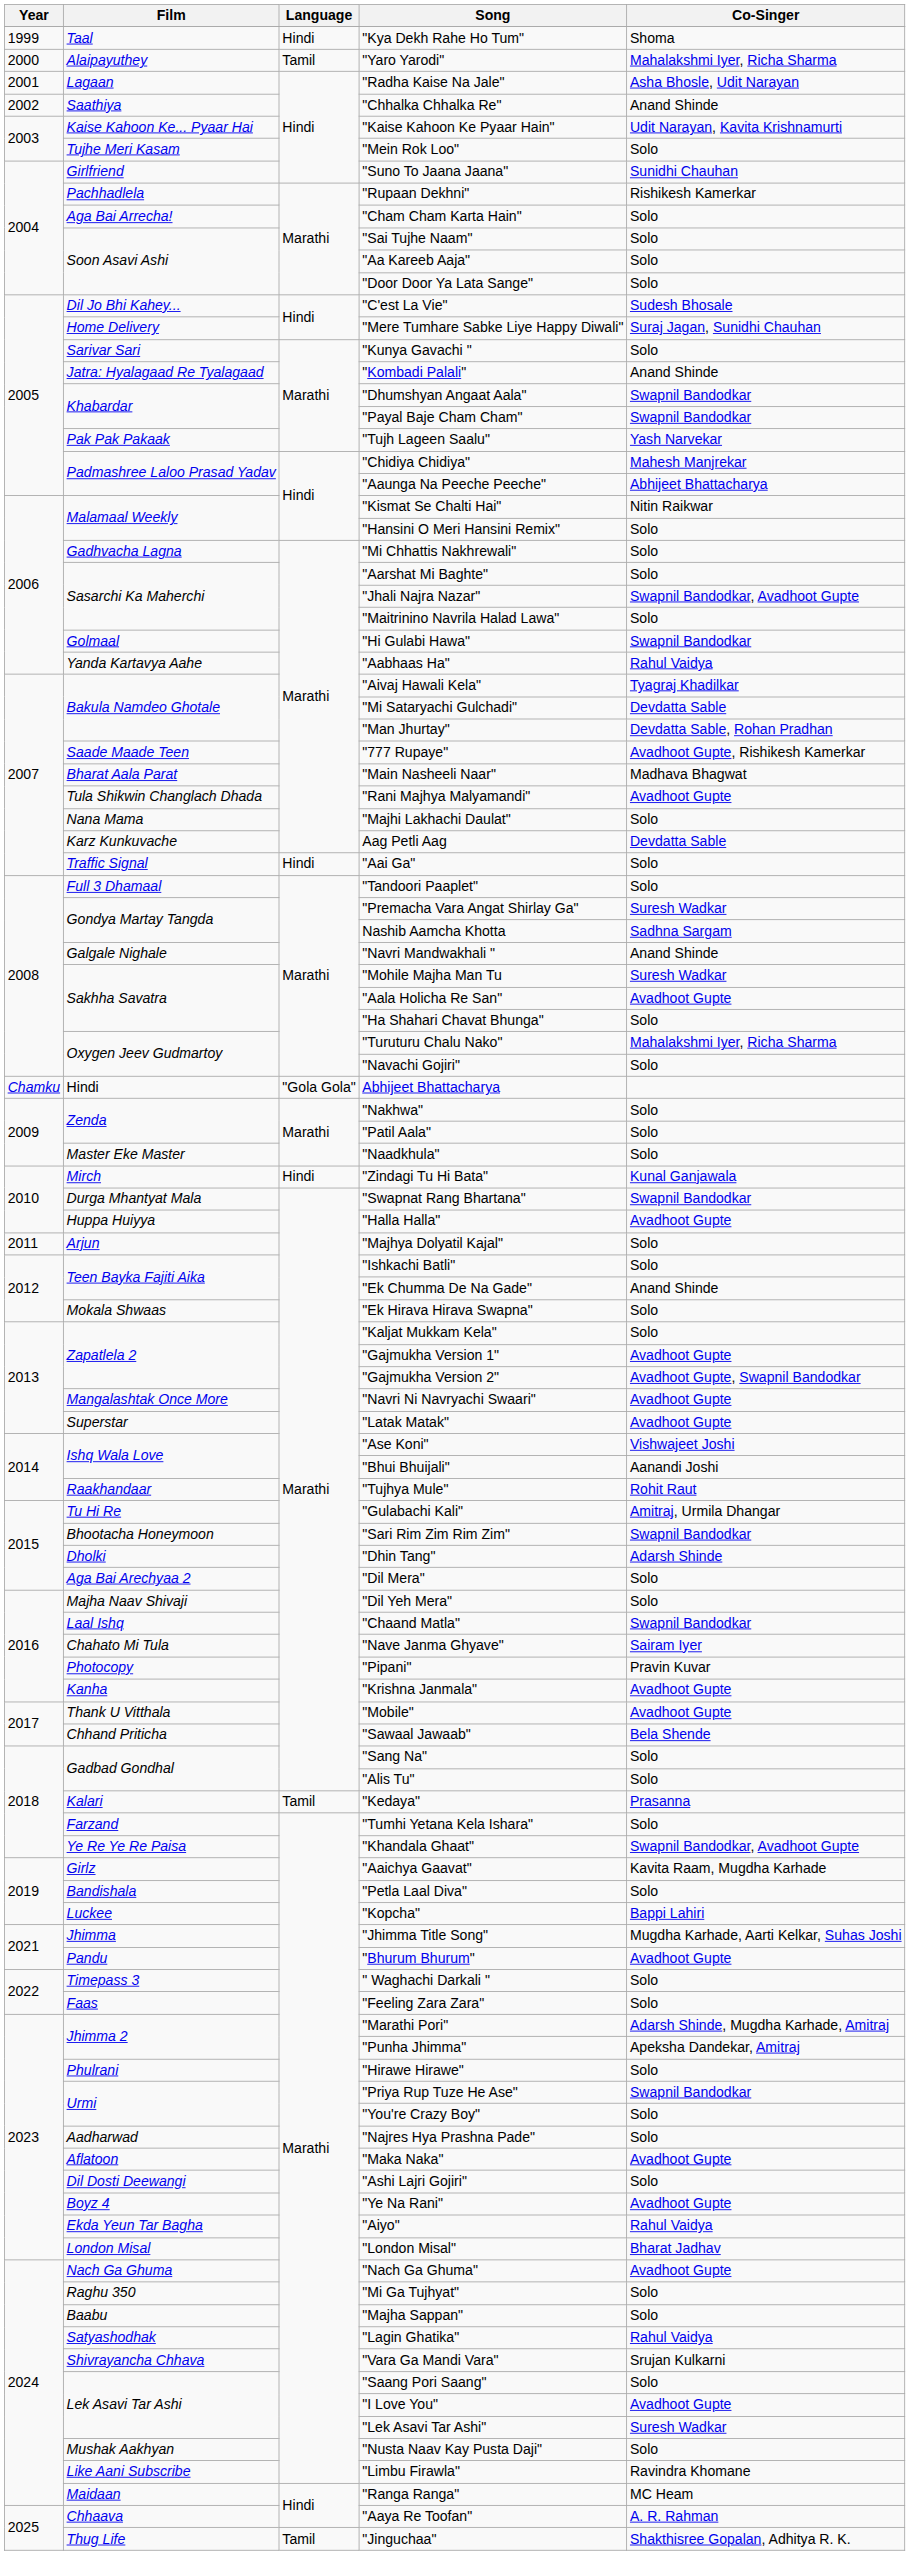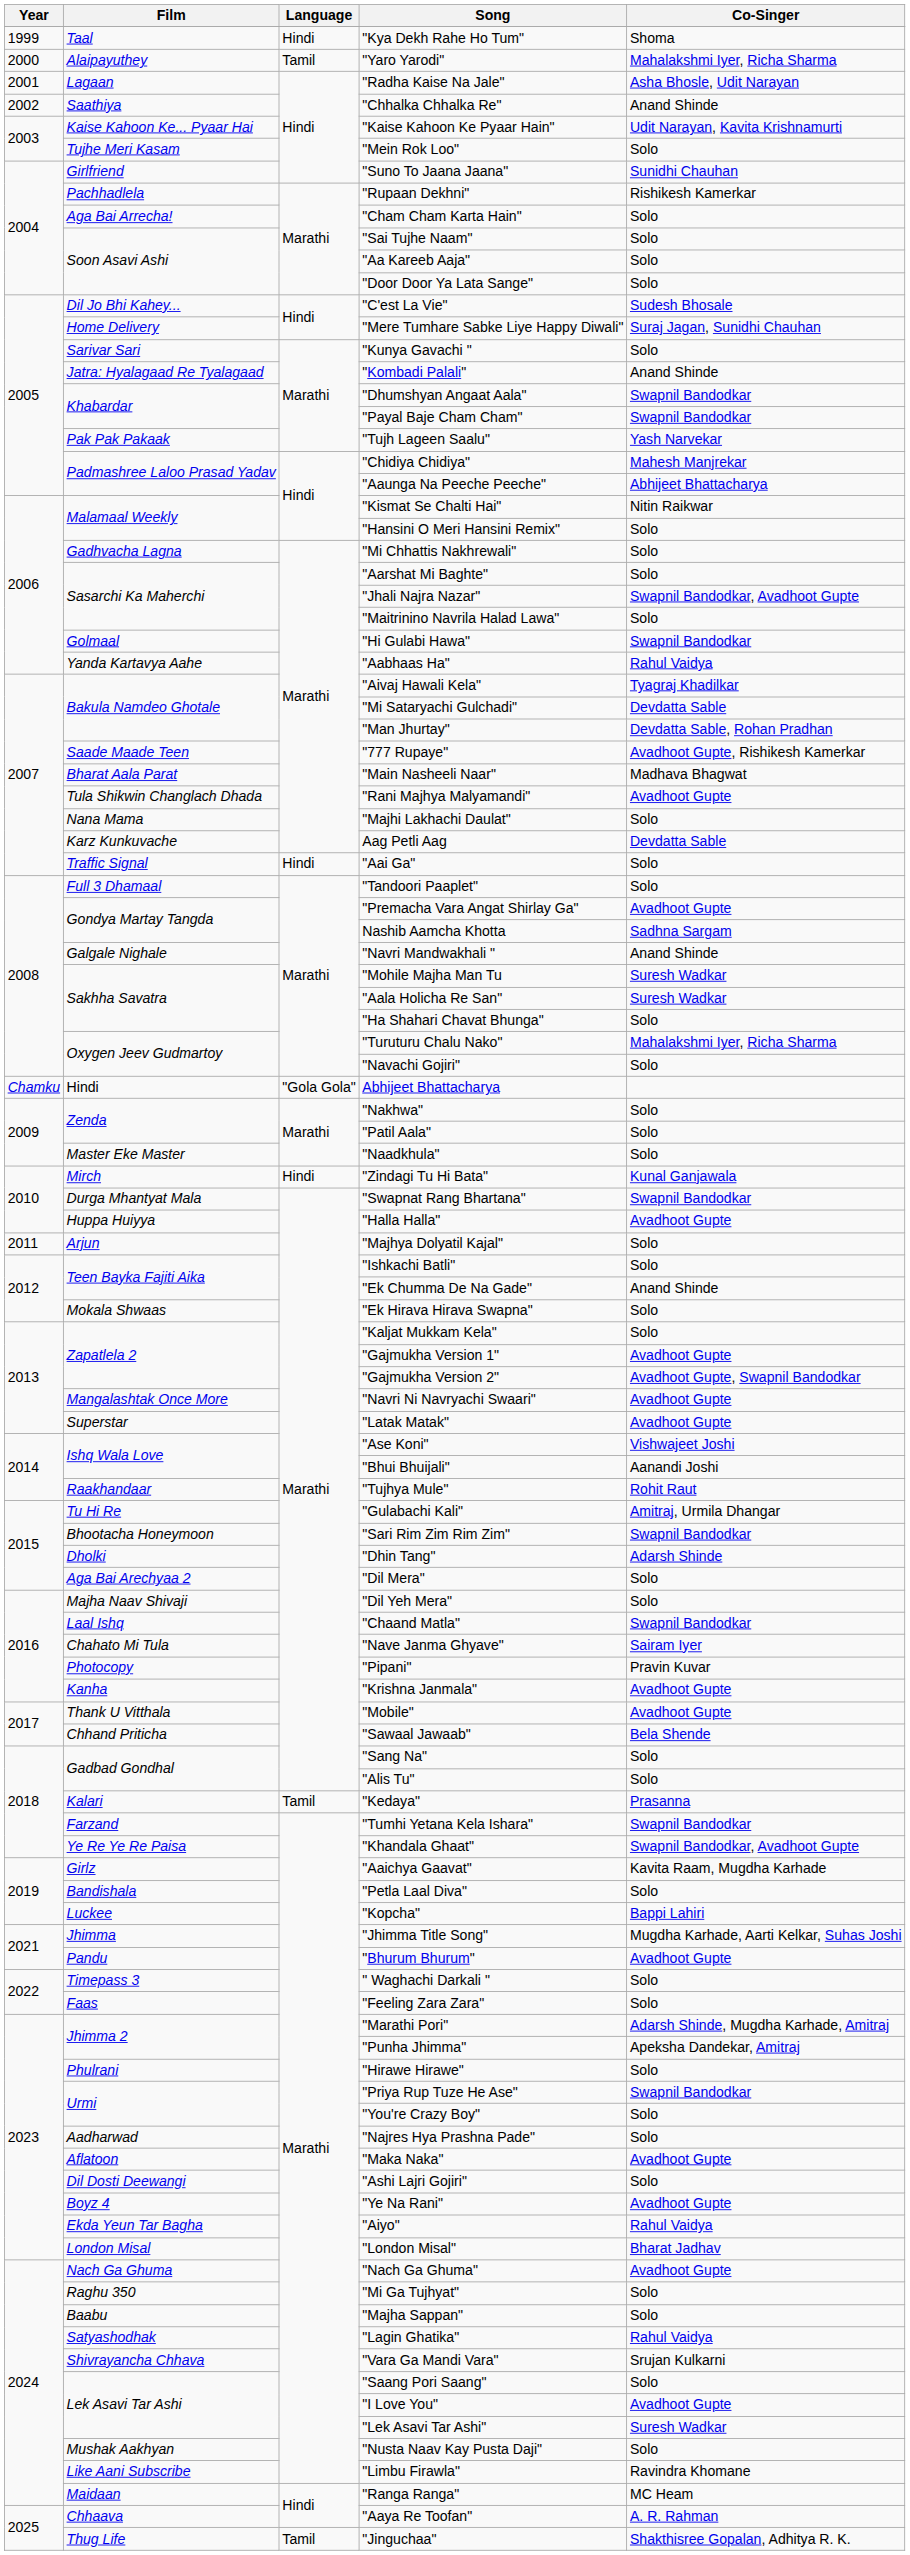(678, 908) Suresh Wadkar -> (681, 908) Avadhoot Gupte
(681, 998) Avadhoot Gupte -> (678, 998) Suresh Wadkar
(644, 1824) Solo -> (691, 1824) Swapnil Bandodkar
